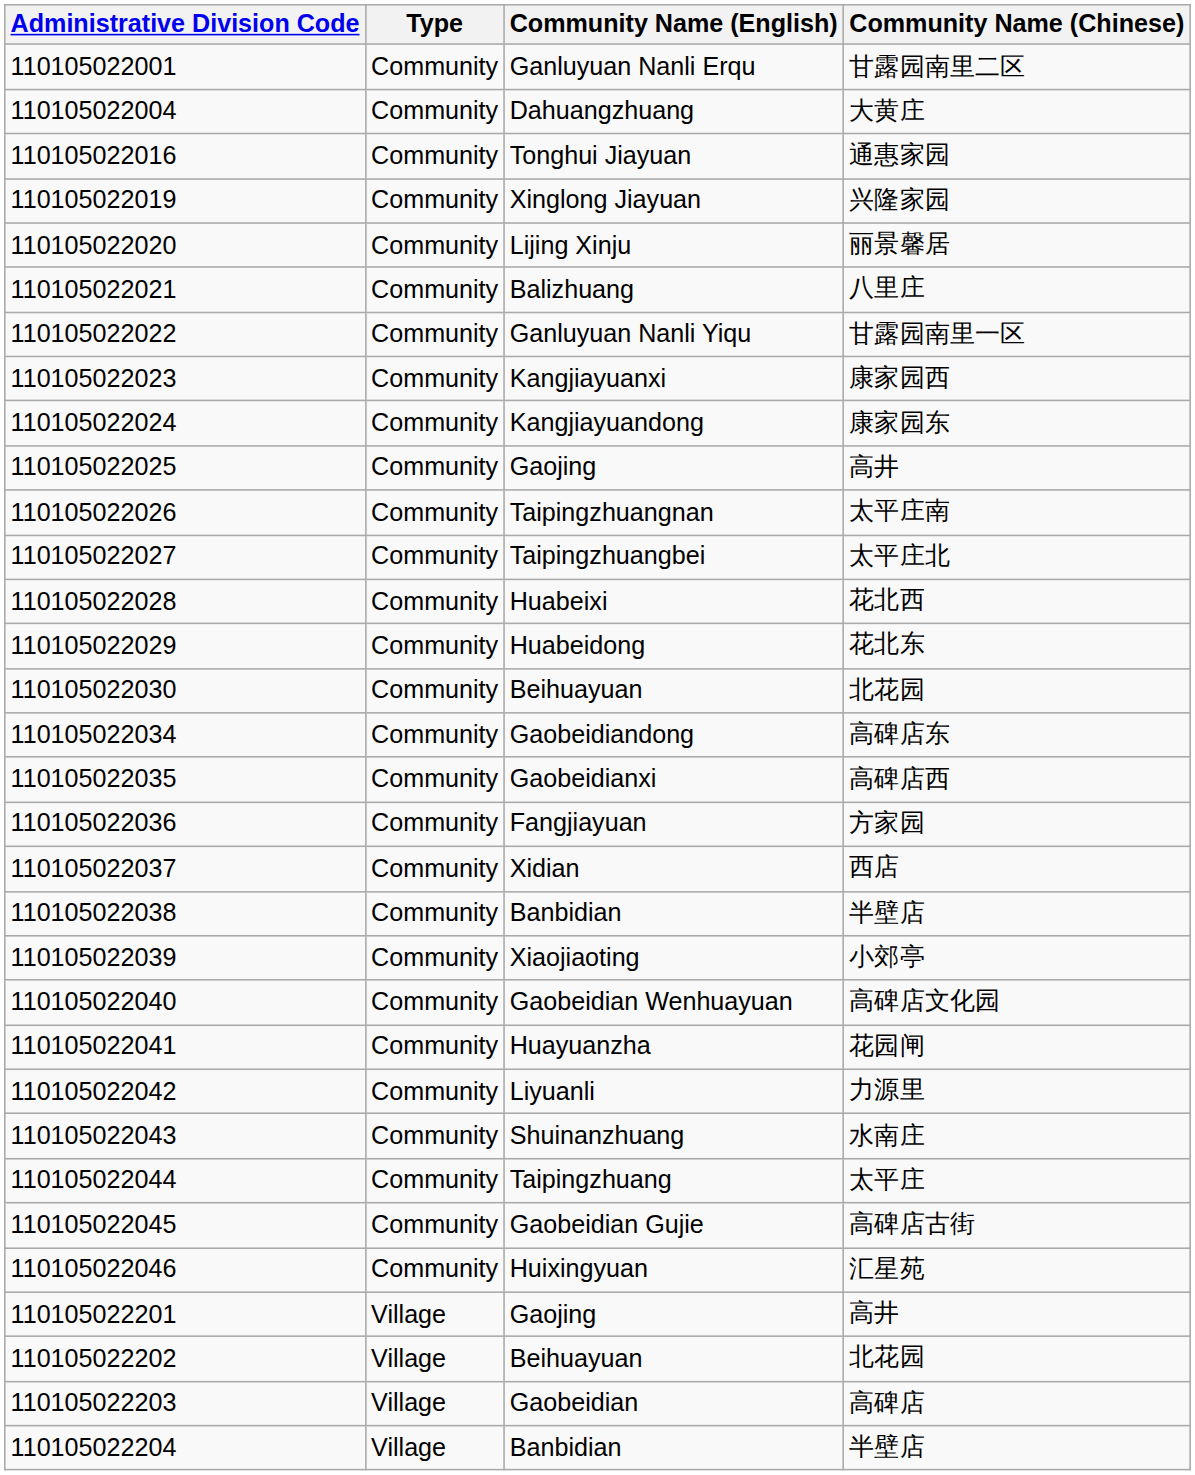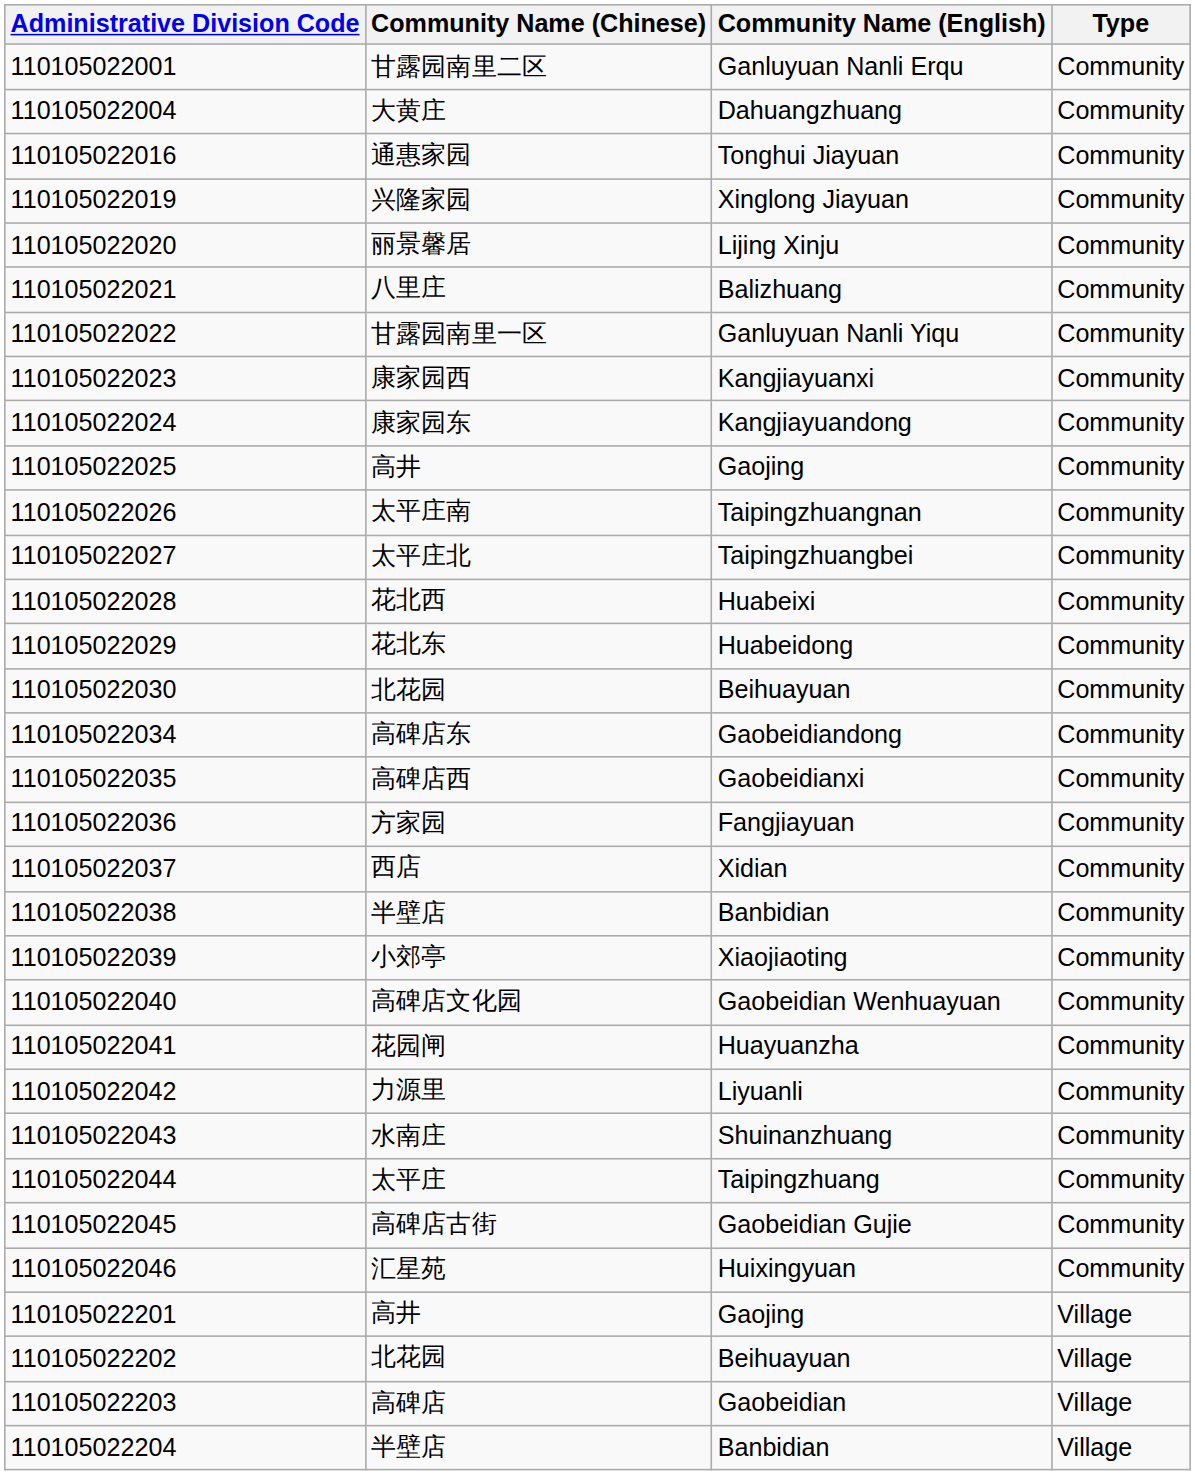columns swapped: (435, 24) <-> (1017, 24)
